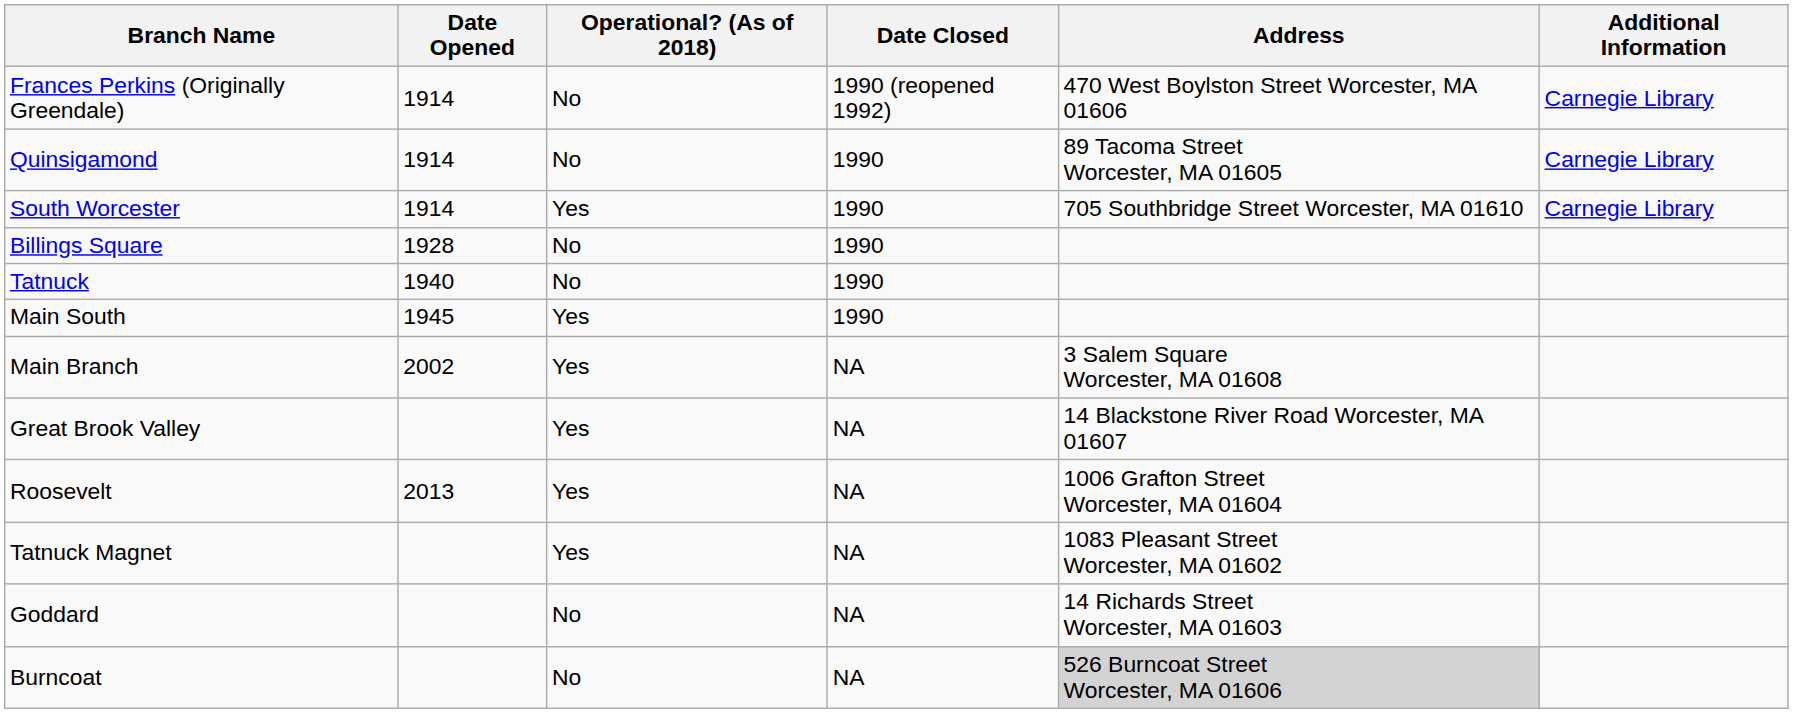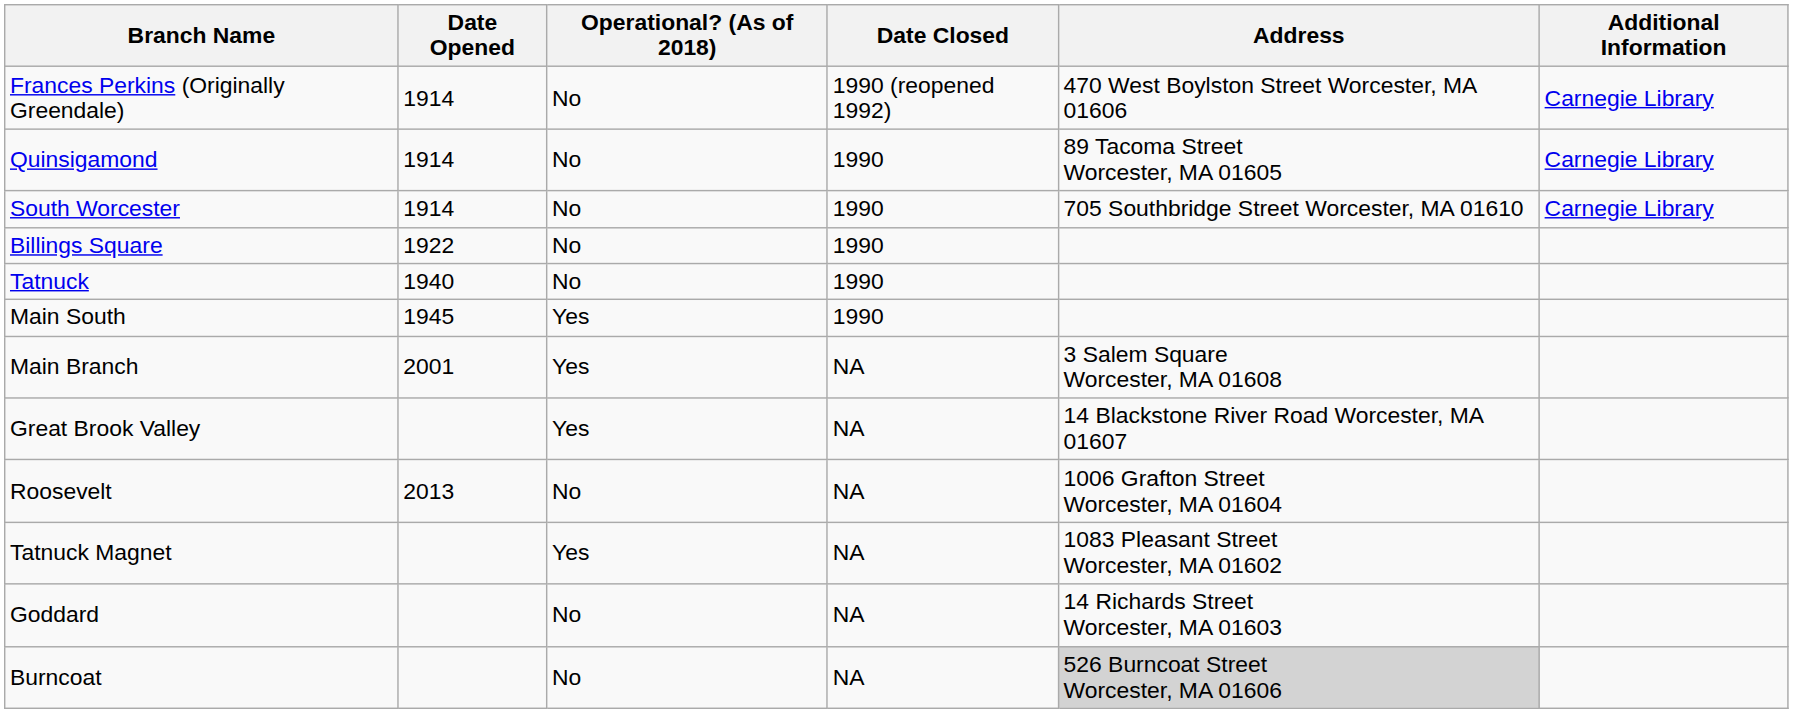(571, 208) Yes -> (567, 208) No
(429, 245) 1928 -> (429, 245) 1922
(429, 366) 2002 -> (429, 366) 2001
(571, 490) Yes -> (567, 490) No
